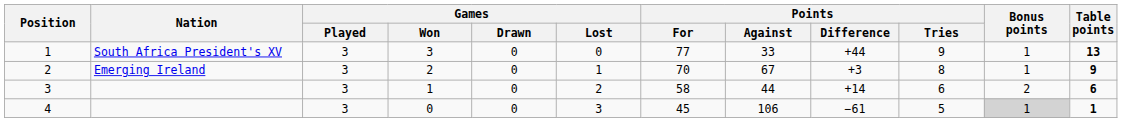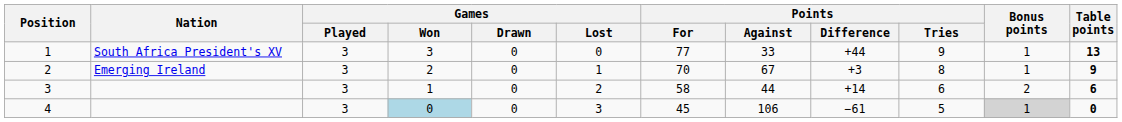(430, 108) no background -> (430, 108) lightblue background
(1093, 108) 1 -> (1093, 108) 0
